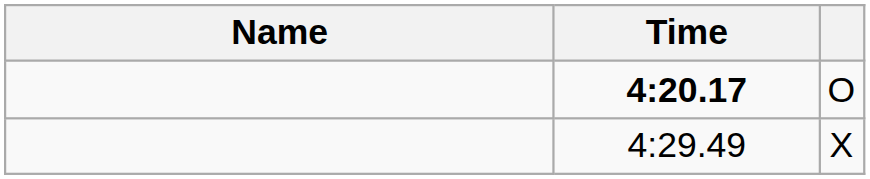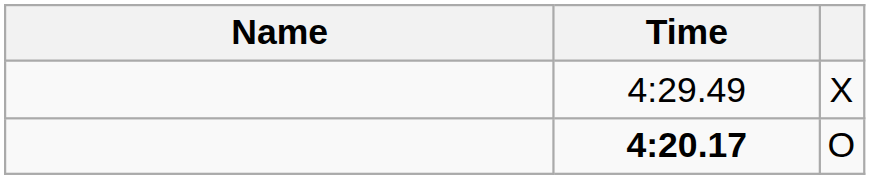rows swapped: (687, 88) <-> (687, 145)
